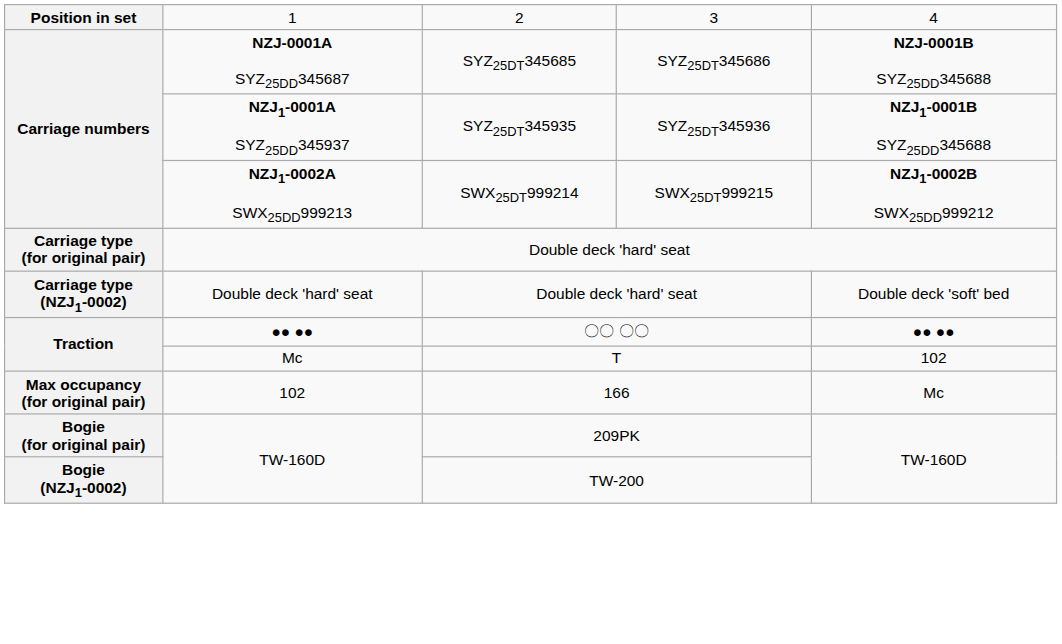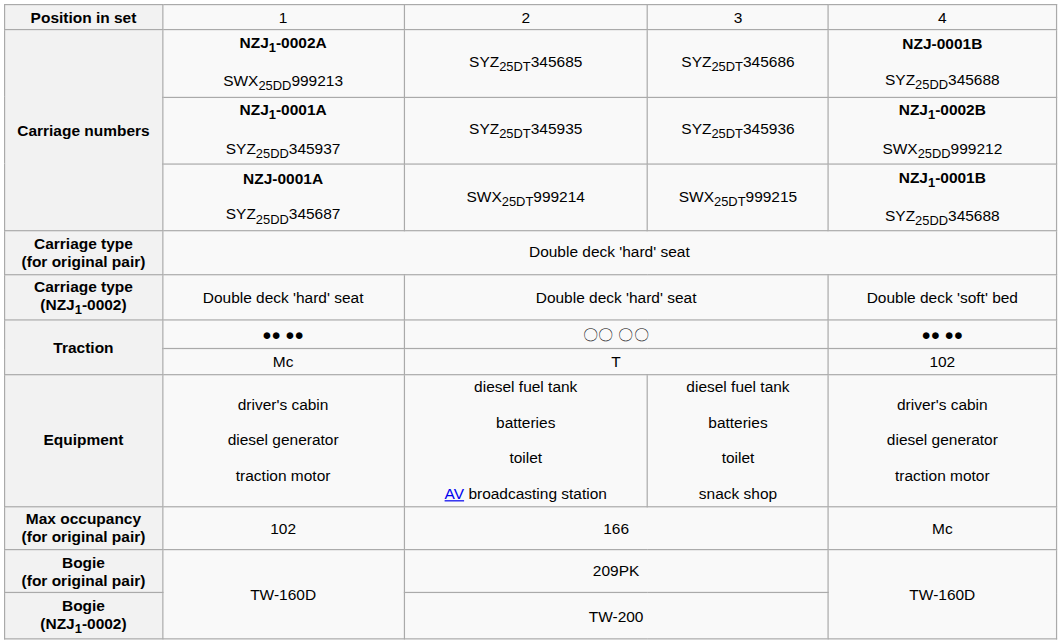(292, 62) NZJ-0001A SYZ25DD345687 -> (283, 63) NZJ1-0002A SWX25DD999213
(934, 127) NZJ1-0001B SYZ25DD345688 -> (942, 130) NZJ1-0002B SWX25DD999212
(292, 194) NZJ1-0002A SWX25DD999213 -> (283, 198) NZJ-0001A SYZ25DD345687
(934, 194) NZJ1-0002B SWX25DD999212 -> (942, 198) NZJ1-0001B SYZ25DD345688
+ row: (83, 440)
